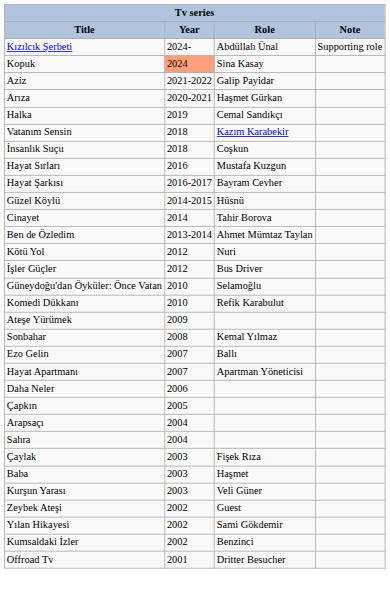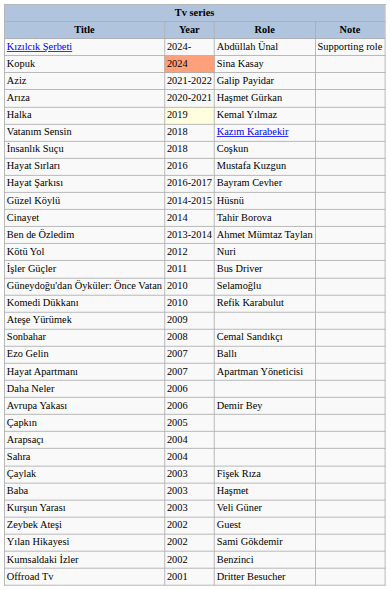(177, 115) no background -> (177, 115) lightyellow background
(250, 115) Cemal Sandıkçı -> (247, 115) Kemal Yılmaz
(177, 269) 2012 -> (177, 269) 2011
(247, 337) Kemal Yılmaz -> (250, 337) Cemal Sandıkçı
+ row: (37, 405)
